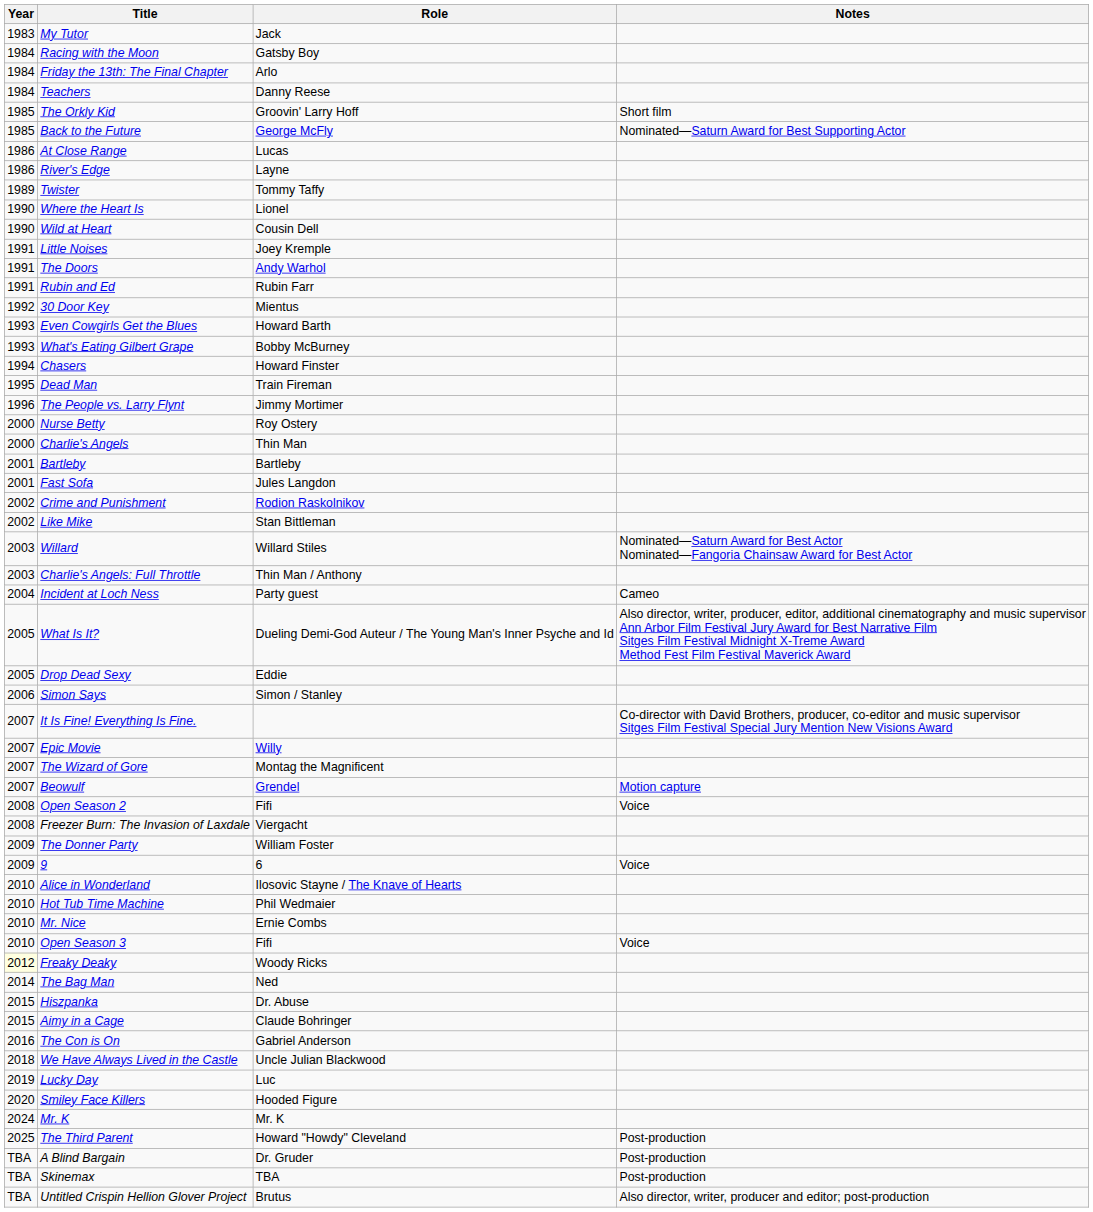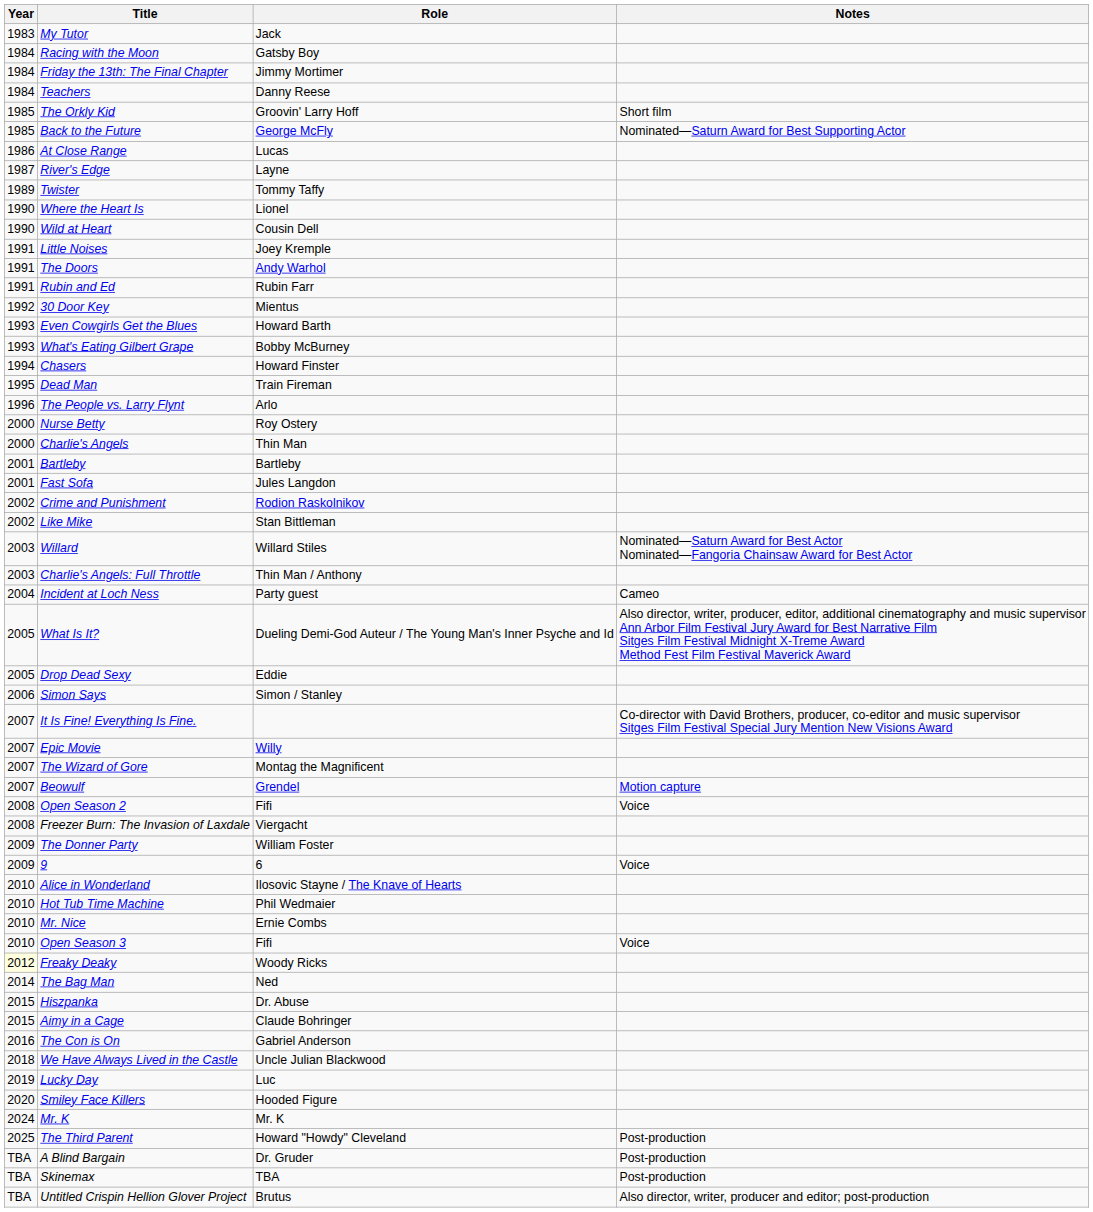(267, 72) Arlo -> (299, 72) Jimmy Mortimer
(21, 170) 1986 -> (21, 170) 1987
(299, 405) Jimmy Mortimer -> (267, 405) Arlo
